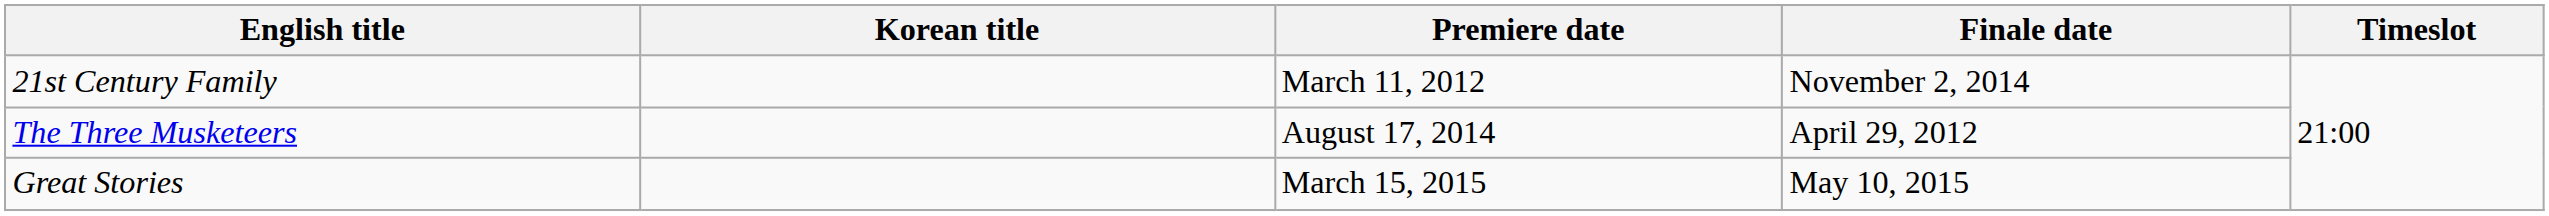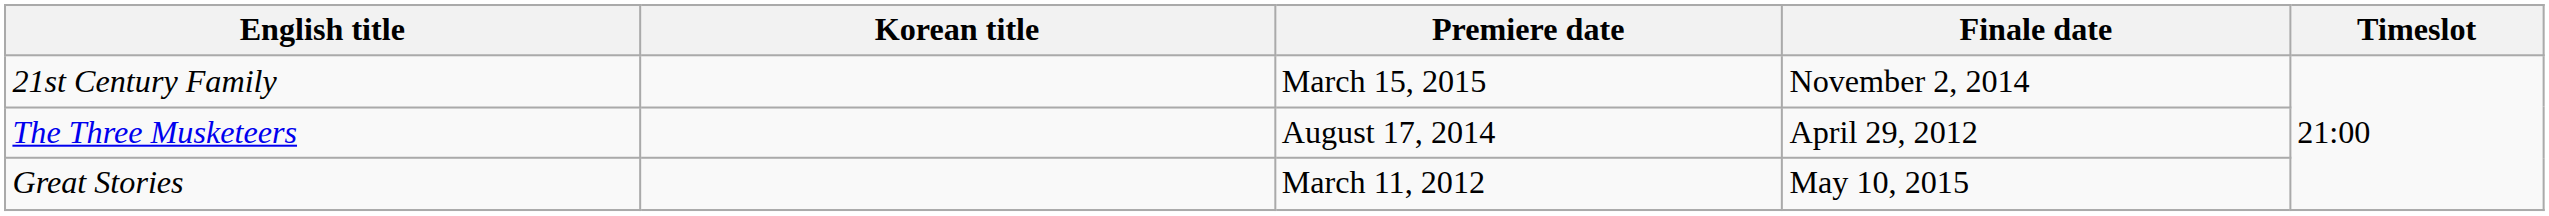(1383, 81) March 11, 2012 -> (1384, 81) March 15, 2015
(1384, 183) March 15, 2015 -> (1383, 183) March 11, 2012
